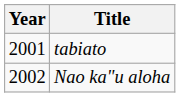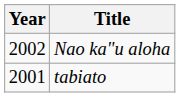rows swapped: (80, 48) <-> (112, 77)
